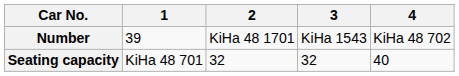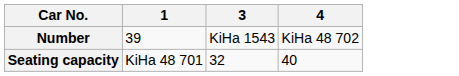- column: (252, 15)
